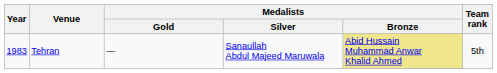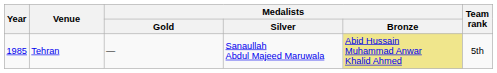(17, 51) 1983 -> (17, 51) 1985
